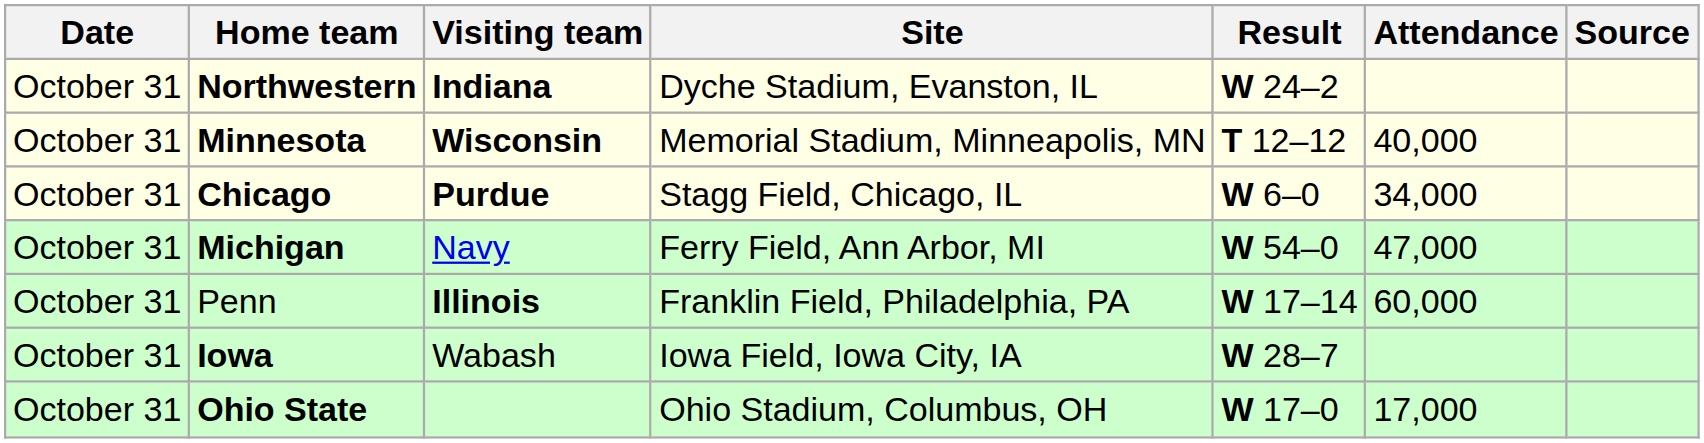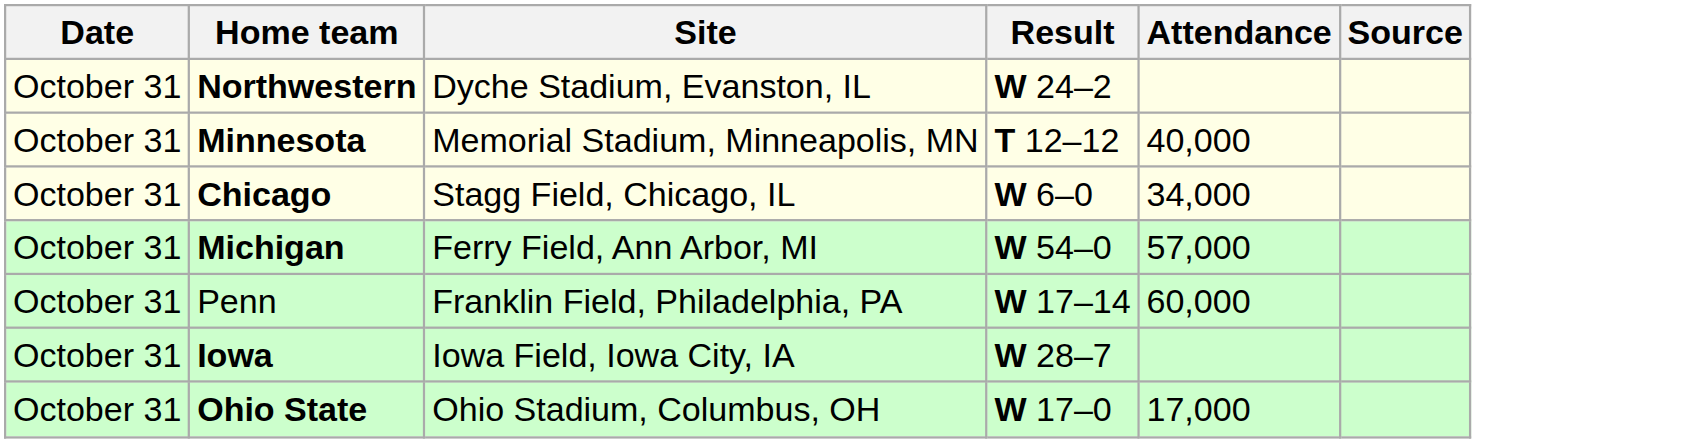- column: (538, 32)
(1425, 248) 47,000 -> (1199, 248) 57,000
